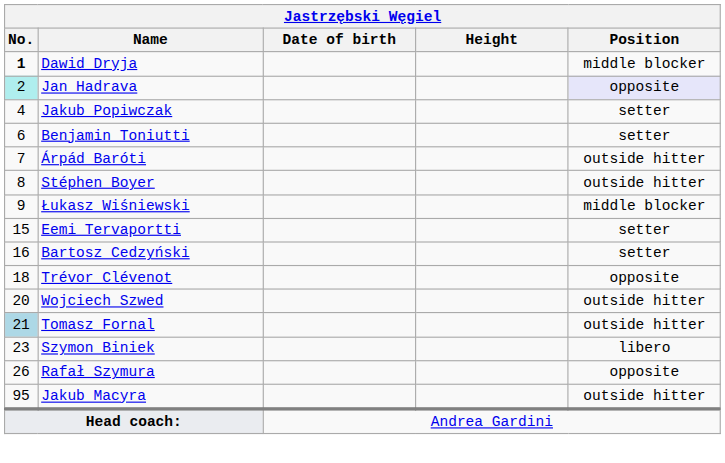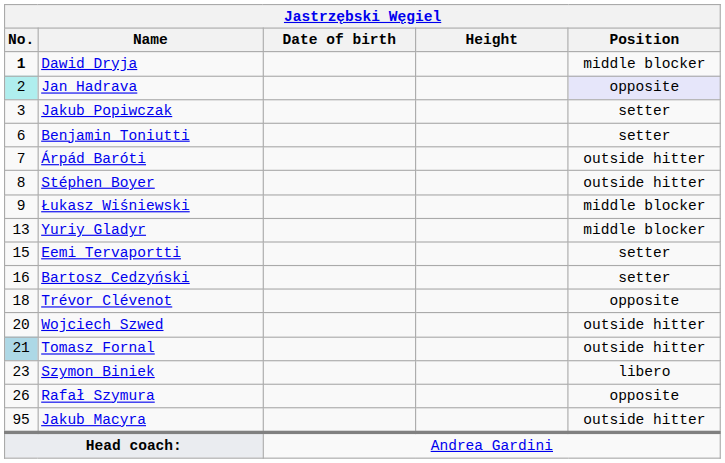(21, 111) 4 -> (21, 111) 3
+ row: (94, 230)
